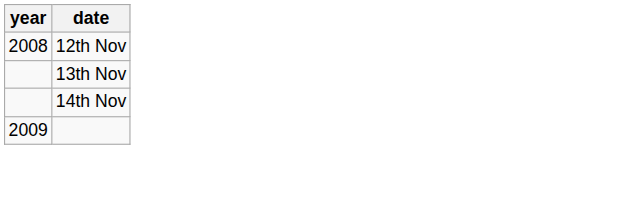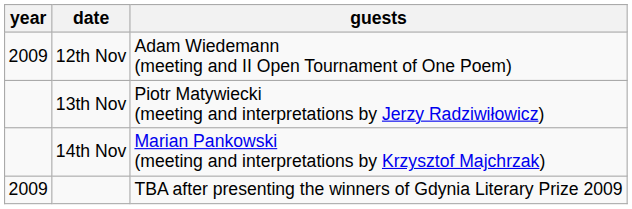+ column: (379, 18)
(28, 46) 2008 -> (28, 56) 2009
